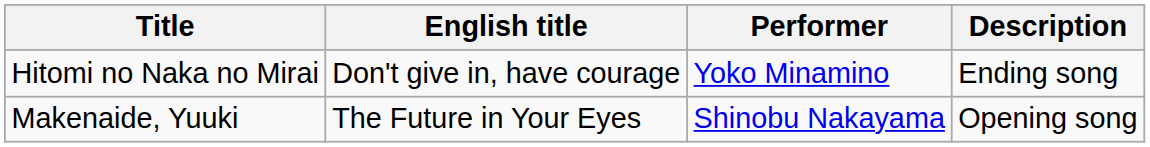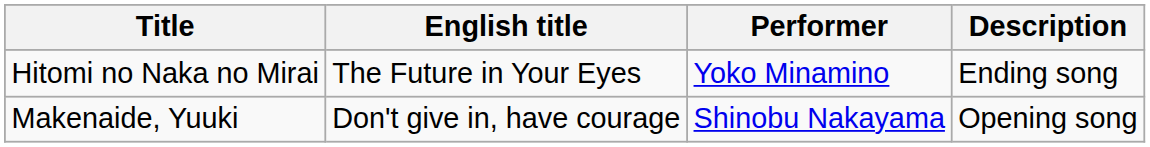(506, 73) Don't give in, have courage -> (487, 73) The Future in Your Eyes
(487, 118) The Future in Your Eyes -> (506, 118) Don't give in, have courage
